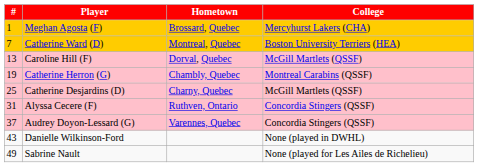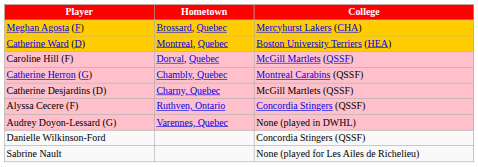- column: (13, 12)
(319, 122) Concordia Stingers (QSSF) -> (306, 122) None (played in DWHL)
(315, 138) None (played in DWHL) -> (311, 138) Concordia Stingers (QSSF)
